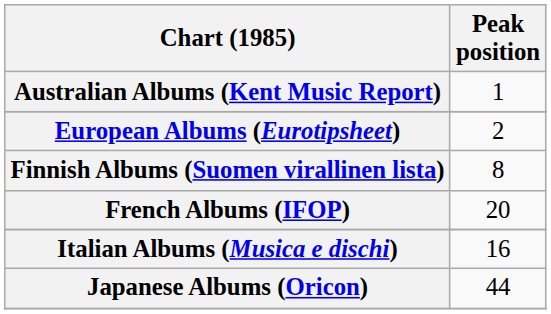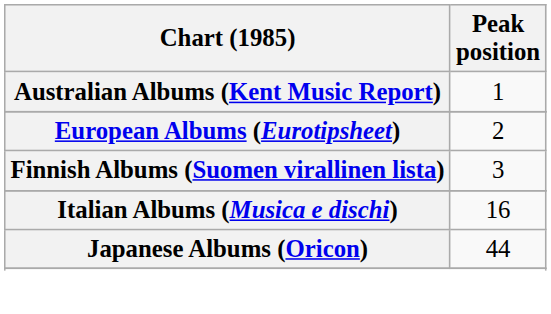(498, 170) 8 -> (498, 170) 3
- row: (228, 209)
